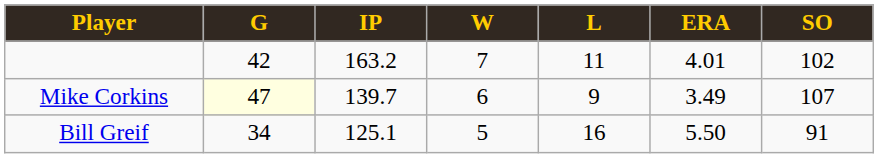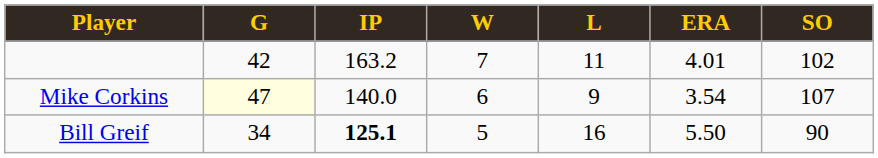(371, 96) 139.7 -> (371, 96) 140.0
(706, 96) 3.49 -> (706, 96) 3.54
(371, 133) normal -> (371, 133) bold
(817, 133) 91 -> (817, 133) 90
